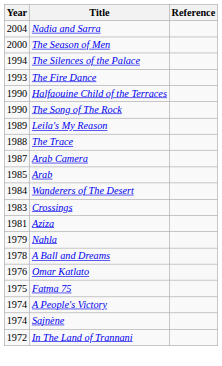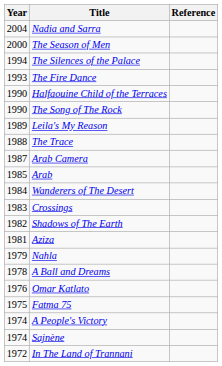+ row: (77, 223)
